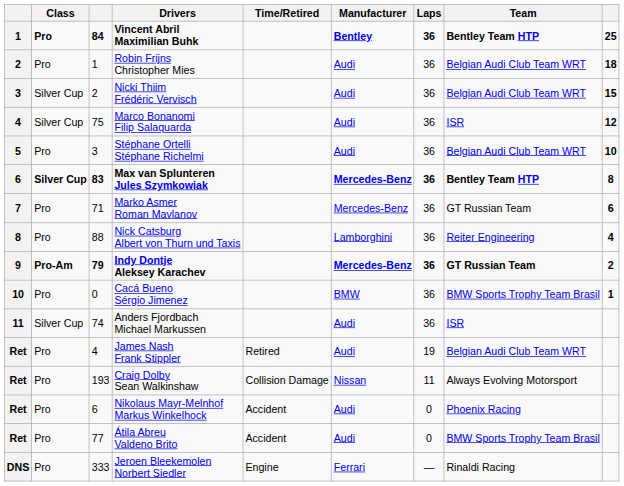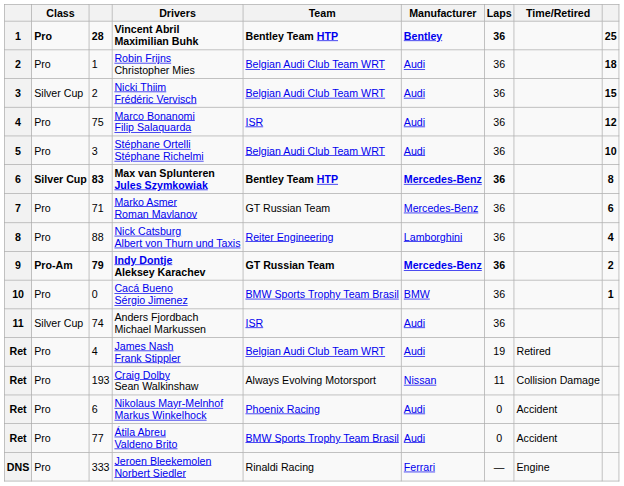columns swapped: (523, 13) <-> (287, 13)
(98, 36) 84 -> (98, 36) 28
(59, 122) Silver Cup -> (42, 122) Pro
